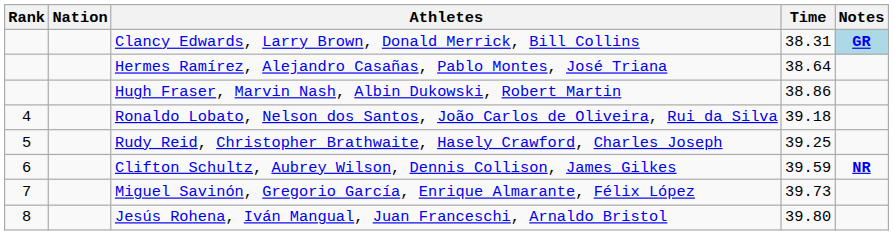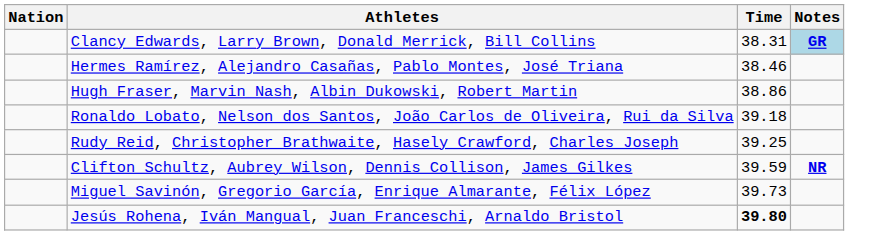- column: (27, 17)
(808, 67) 38.64 -> (764, 67) 38.46
(808, 217) normal -> (764, 217) bold
